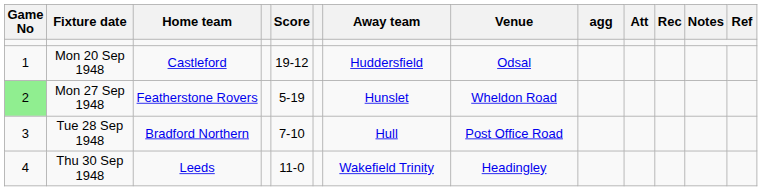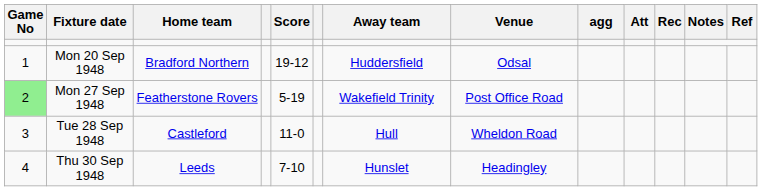(197, 63) Castleford -> (197, 63) Bradford Northern
(387, 98) Hunslet -> (387, 98) Wakefield Trinity
(514, 98) Wheldon Road -> (514, 98) Post Office Road
(197, 133) Bradford Northern -> (197, 133) Castleford
(292, 133) 7-10 -> (292, 133) 11-0
(514, 133) Post Office Road -> (514, 133) Wheldon Road
(292, 168) 11-0 -> (292, 168) 7-10
(387, 168) Wakefield Trinity -> (387, 168) Hunslet
